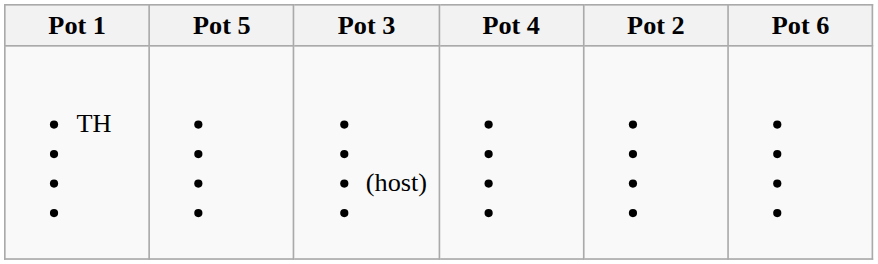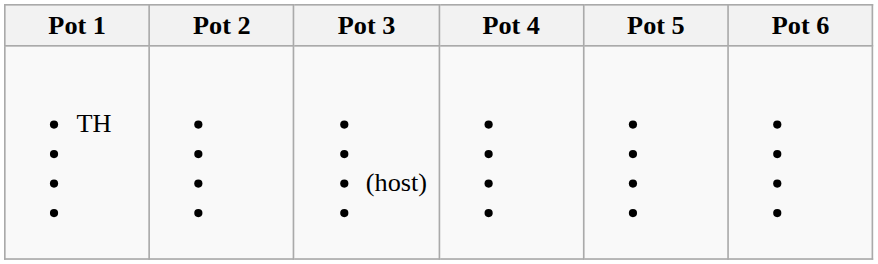columns swapped: (656, 25) <-> (222, 25)
